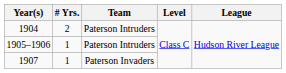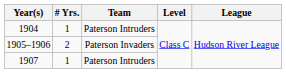(67, 28) 2 -> (67, 28) 1
(67, 44) 1 -> (67, 44) 2
(119, 44) Paterson Intruders -> (119, 44) Paterson Invaders
(119, 60) Paterson Invaders -> (119, 60) Paterson Intruders
